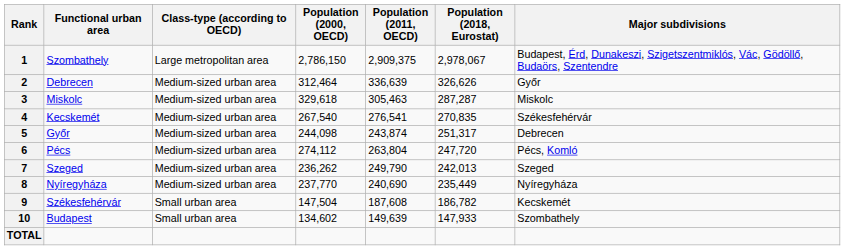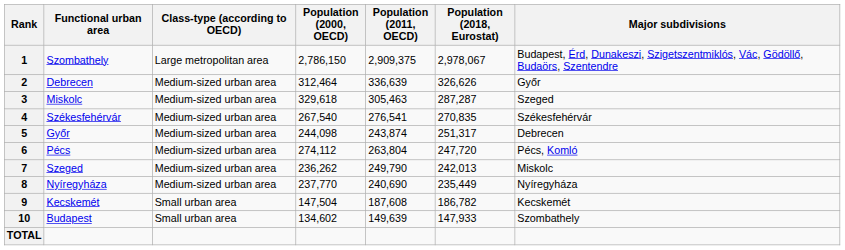(535, 100) Miskolc -> (535, 100) Szeged
(73, 117) Kecskemét -> (84, 117) Székesfehérvár
(535, 168) Szeged -> (535, 168) Miskolc
(84, 202) Székesfehérvár -> (73, 202) Kecskemét
